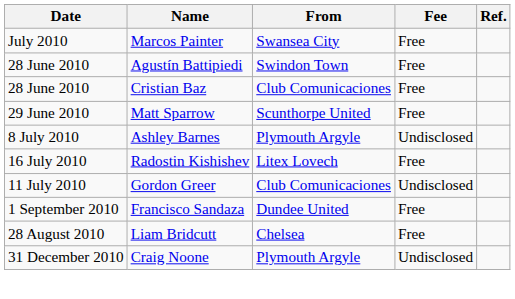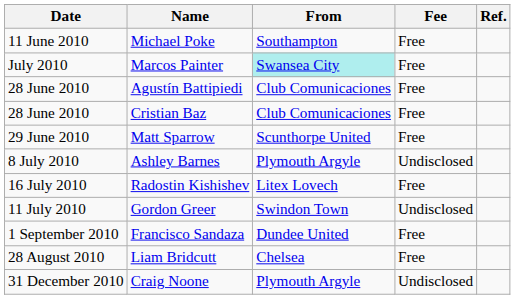+ row: (173, 40)
(298, 40) no background -> (298, 64) paleturquoise background
(302, 64) Swindon Town -> (324, 88) Club Comunicaciones
(324, 185) Club Comunicaciones -> (302, 209) Swindon Town
